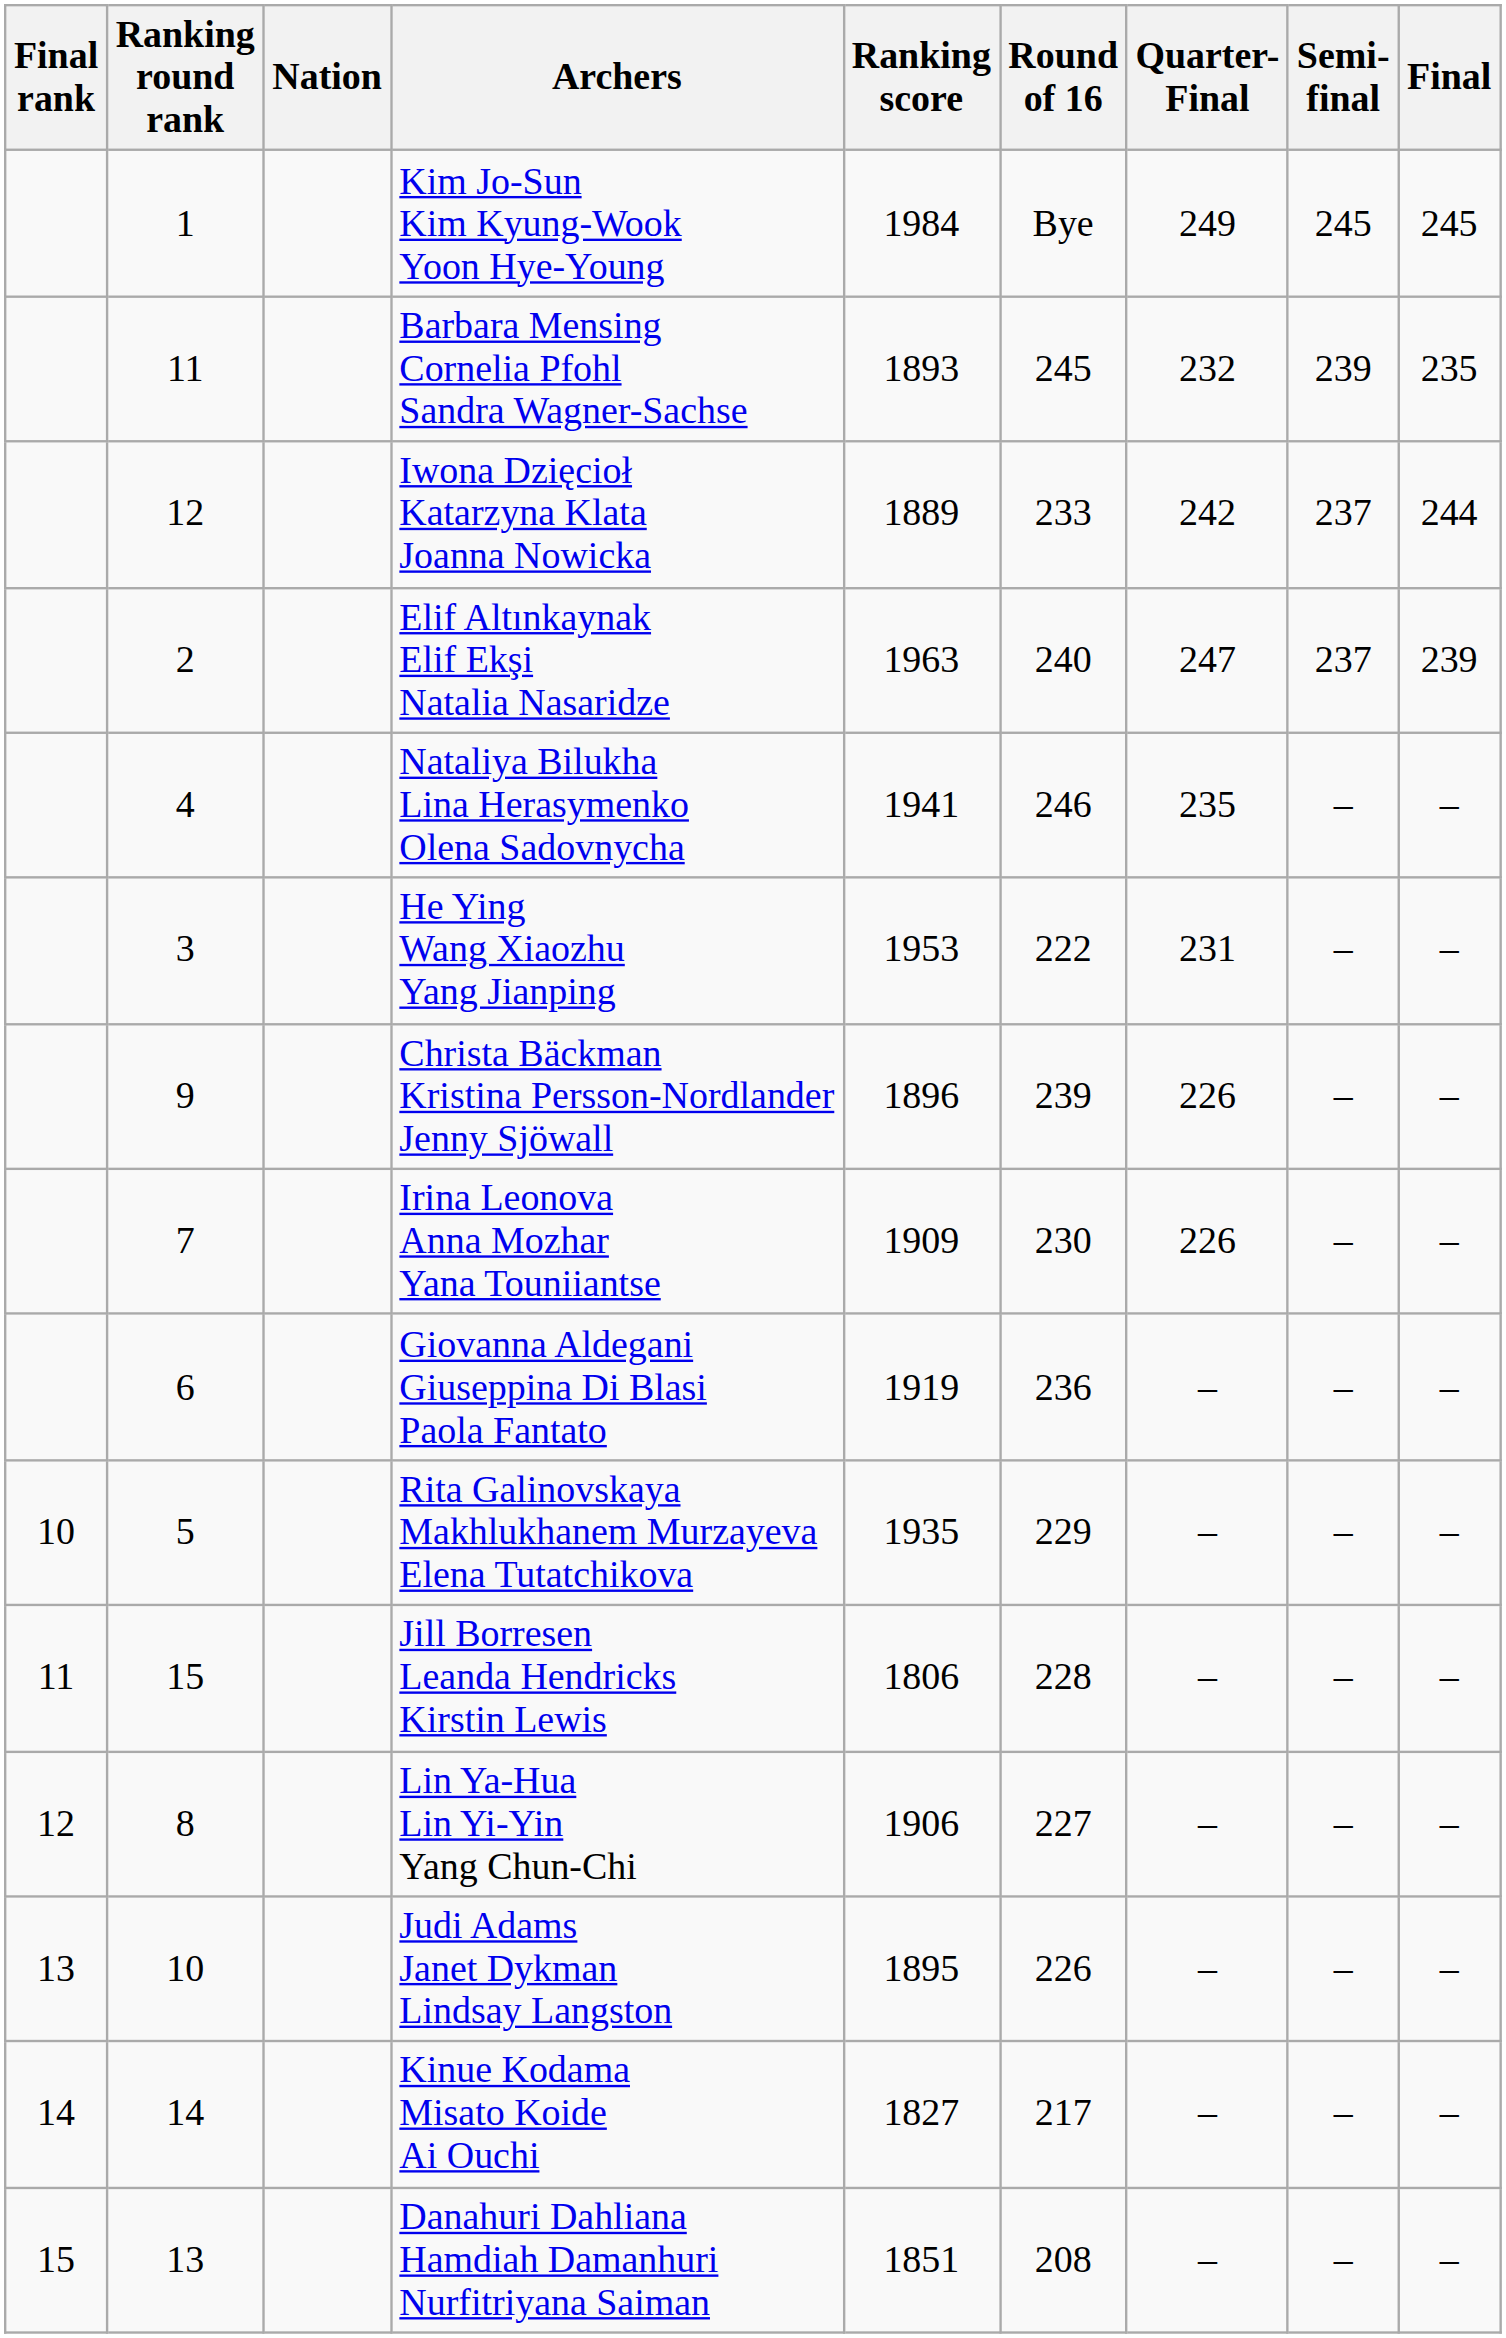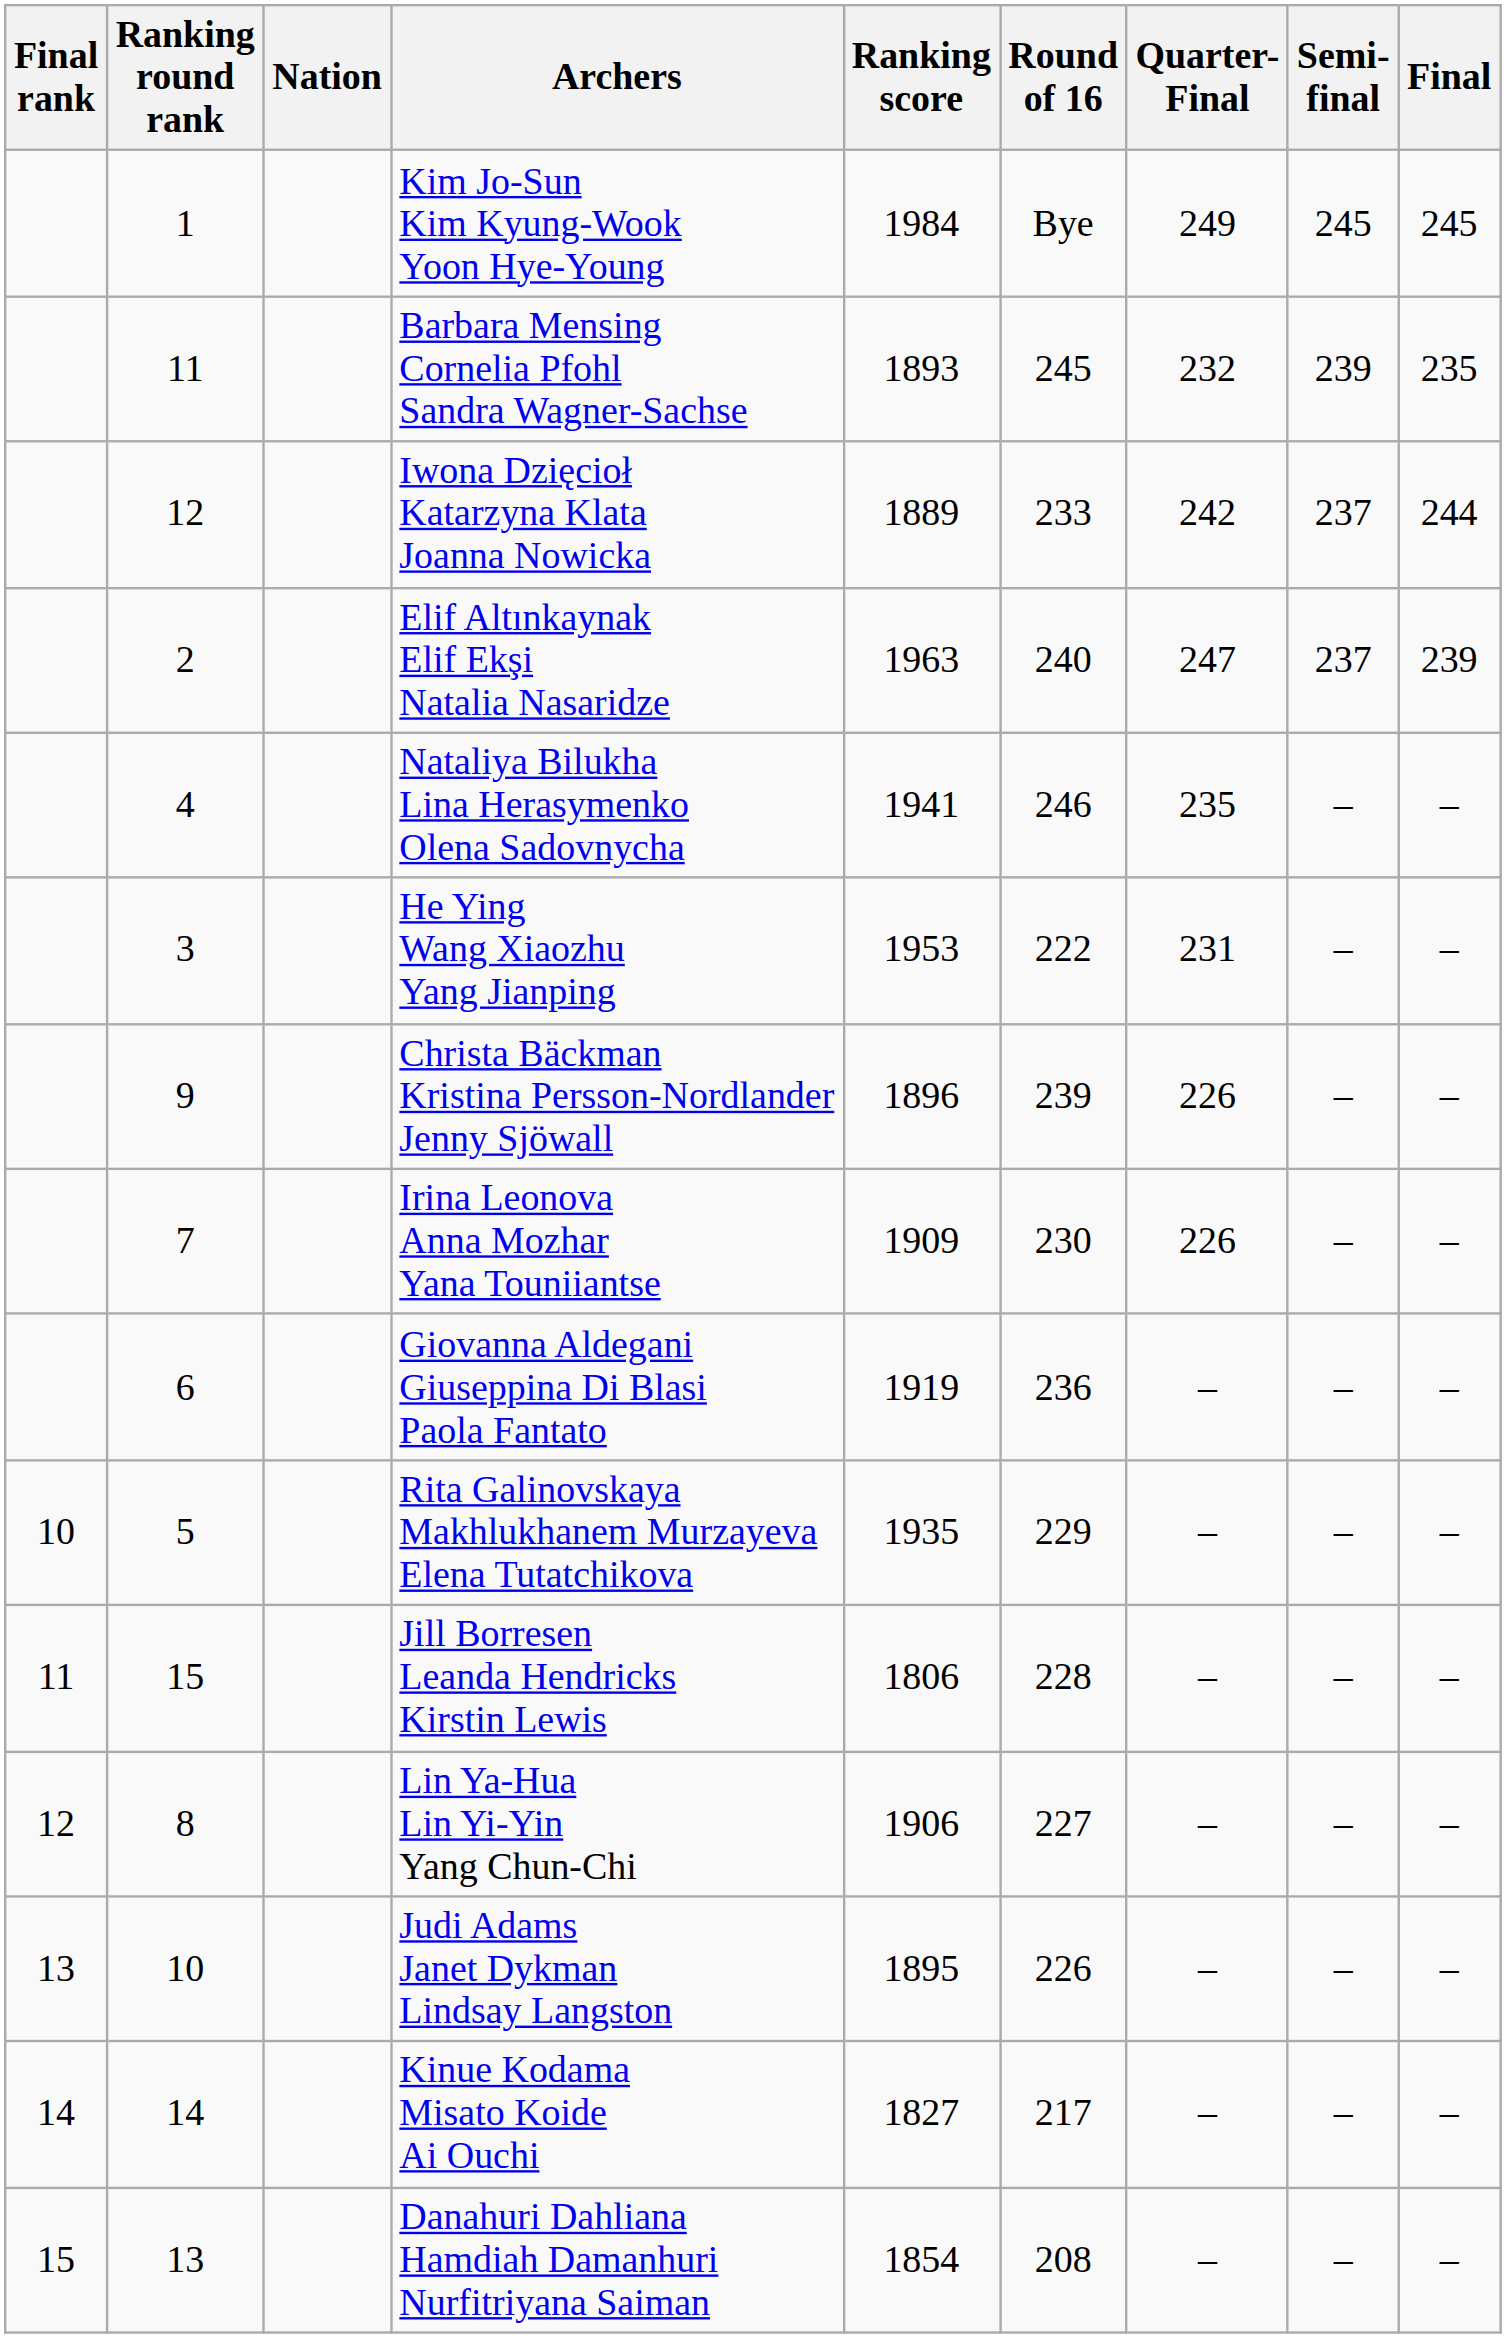(921, 2259) 1851 -> (921, 2259) 1854
